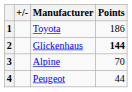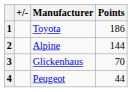(58, 46) Glickenhaus -> (46, 46) Alpine
(117, 46) bold -> (117, 46) normal
(46, 62) Alpine -> (58, 62) Glickenhaus
